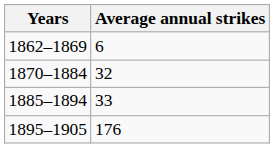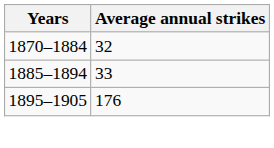- row: (48, 45)
